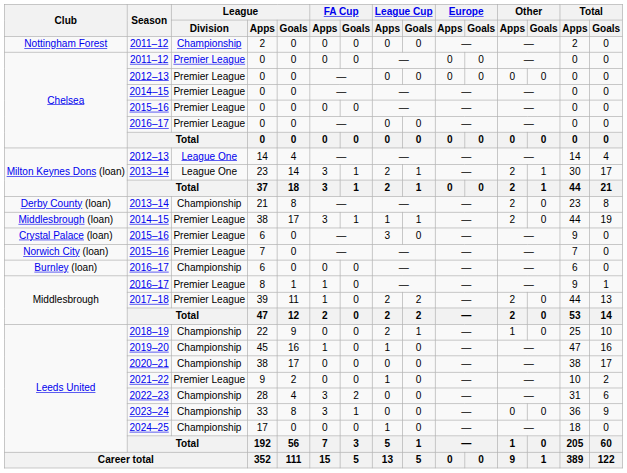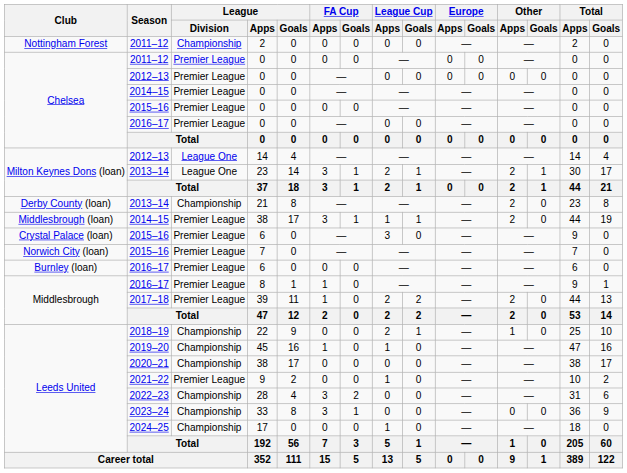(209, 268) Championship -> (209, 268) Premier League
